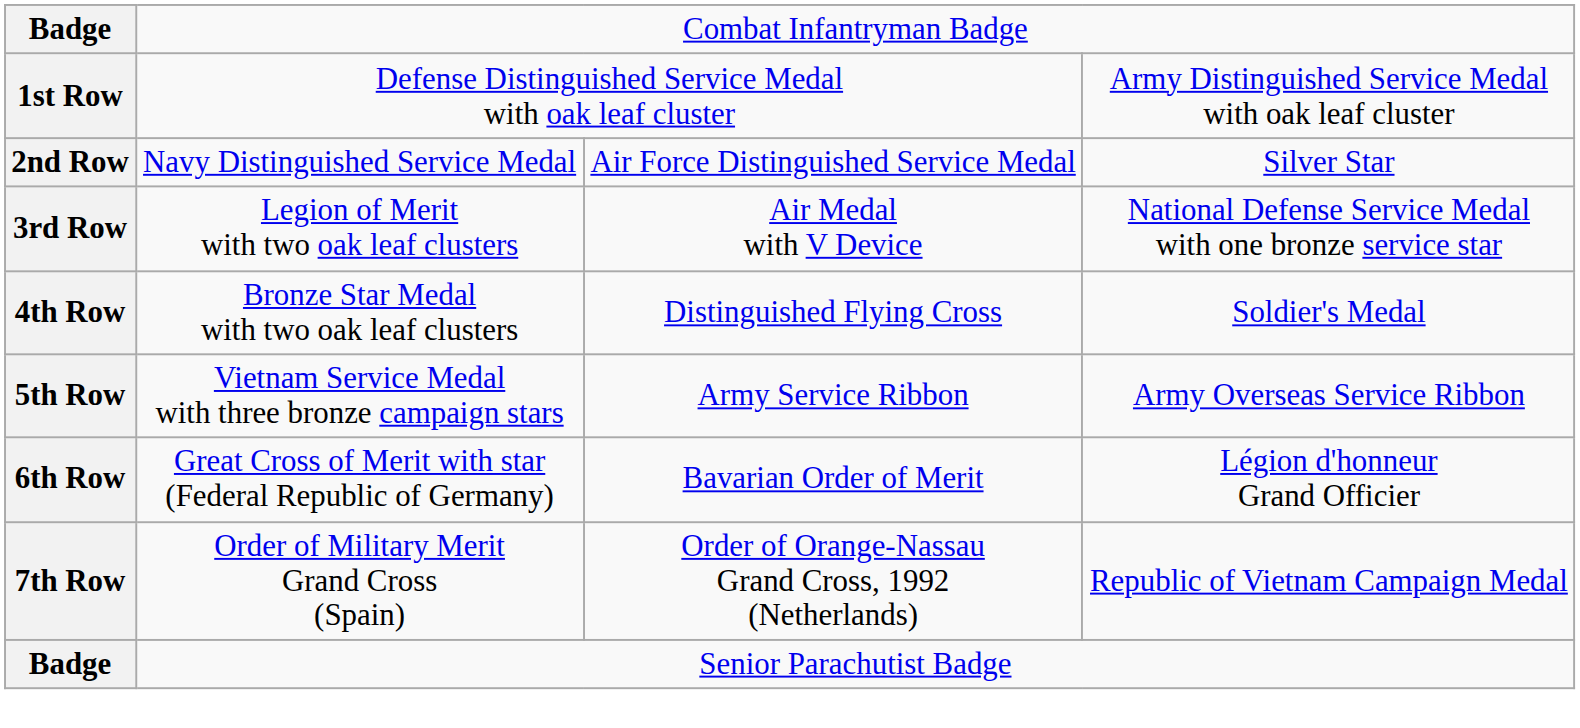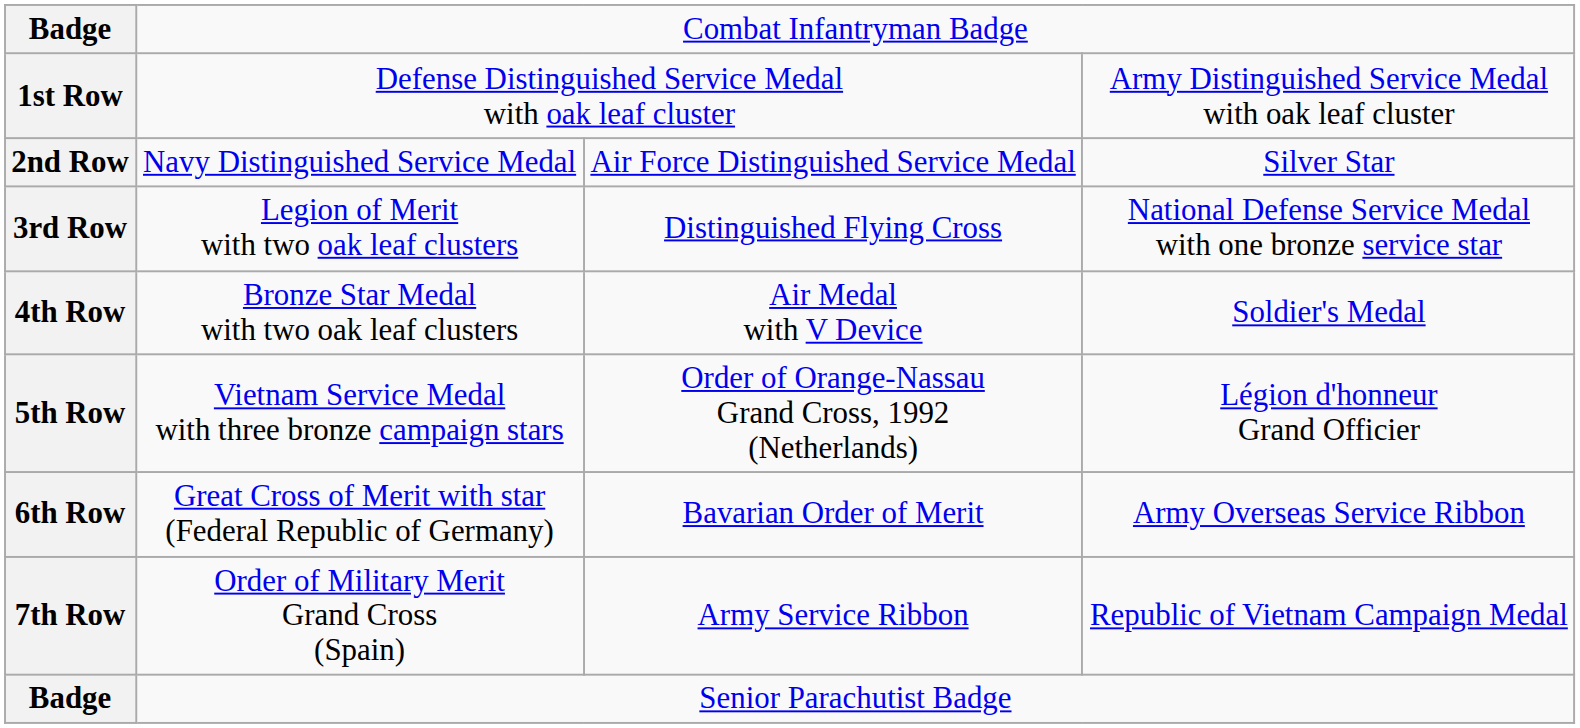(833, 228) Air Medal with V Device -> (833, 228) Distinguished Flying Cross
(833, 311) Distinguished Flying Cross -> (833, 311) Air Medal with V Device
(833, 395) Army Service Ribbon -> (833, 412) Order of Orange-Nassau Grand Cross, 1992 (Netherlands)
(1329, 395) Army Overseas Service Ribbon -> (1329, 412) Légion d'honneur Grand Officier
(1329, 479) Légion d'honneur Grand Officier -> (1329, 513) Army Overseas Service Ribbon
(833, 580) Order of Orange-Nassau Grand Cross, 1992 (Netherlands) -> (833, 614) Army Service Ribbon
